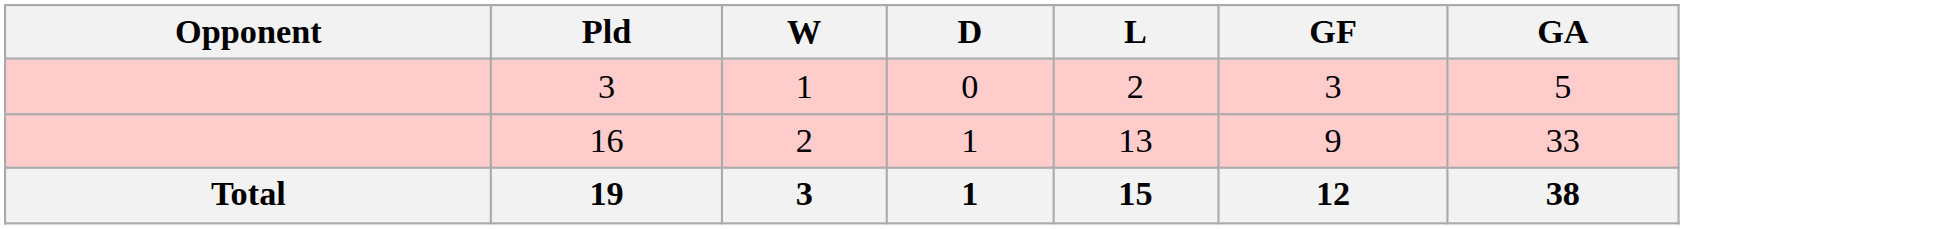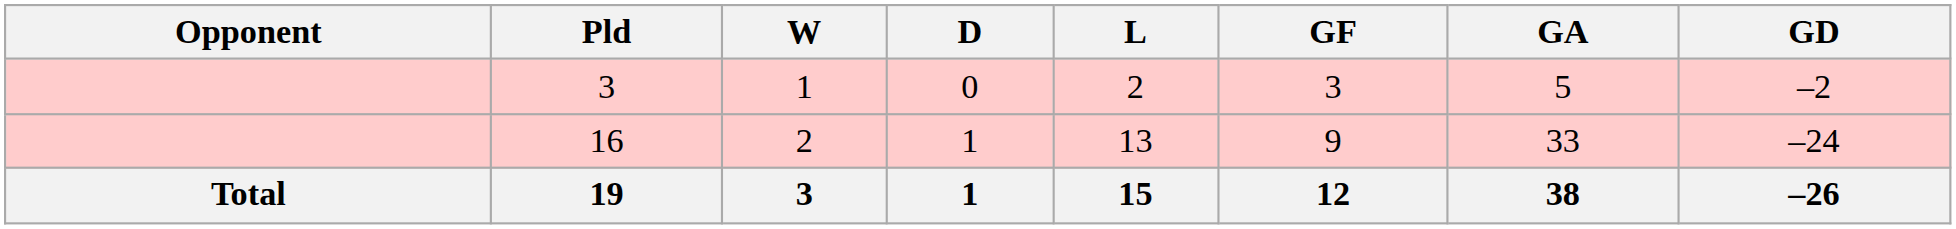+ column: (1814, 31)
